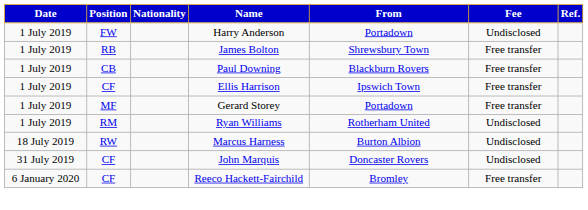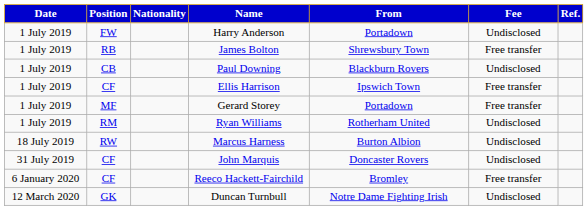(513, 68) Free transfer -> (513, 68) Undisclosed
+ row: (249, 196)
